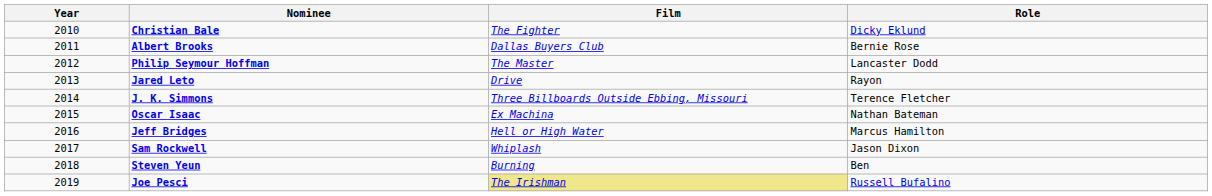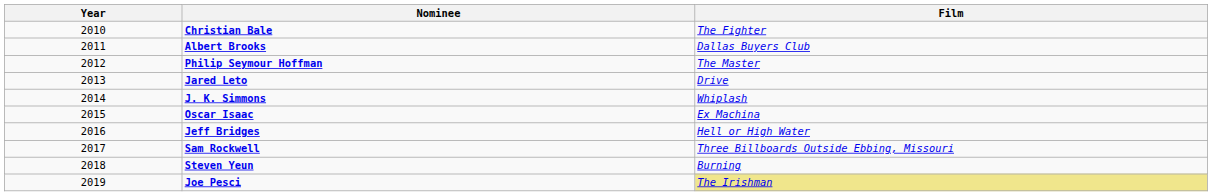- column: (1028, 13)
(619, 98) Three Billboards Outside Ebbing, Missouri -> (722, 98) Whiplash
(516, 148) Whiplash -> (826, 148) Three Billboards Outside Ebbing, Missouri
